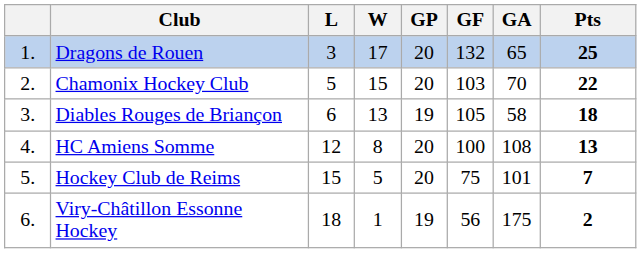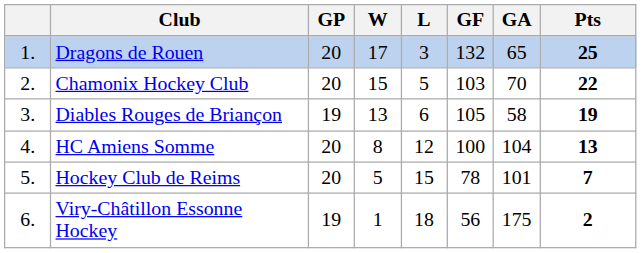columns swapped: (424, 20) <-> (331, 20)
(588, 114) 18 -> (588, 114) 19
(517, 146) 108 -> (517, 146) 104
(470, 177) 75 -> (470, 177) 78
